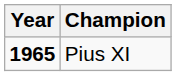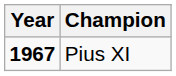(32, 53) 1965 -> (32, 53) 1967
